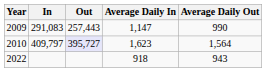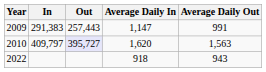(47, 28) 291,083 -> (47, 28) 291,383
(220, 28) 990 -> (220, 28) 991
(140, 43) 1,623 -> (140, 43) 1,620
(220, 43) 1,564 -> (220, 43) 1,563
